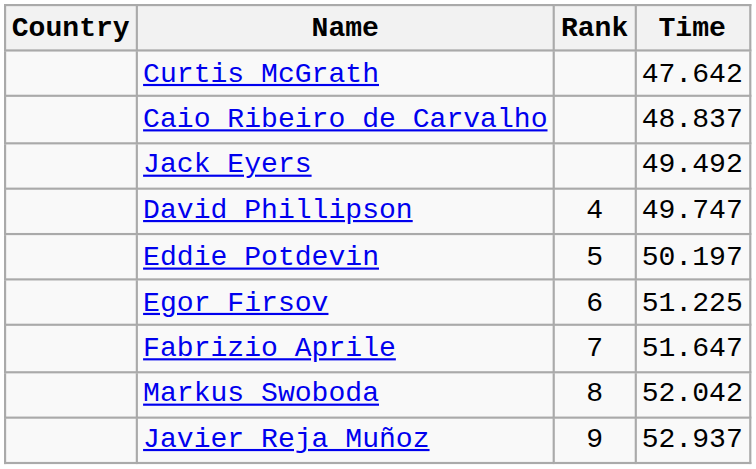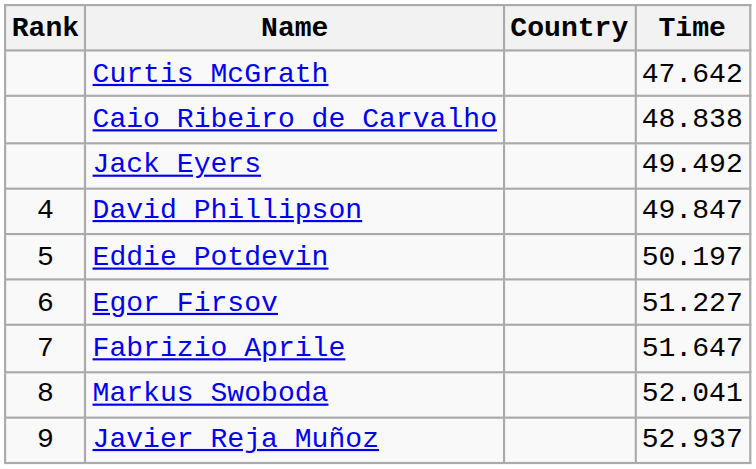columns swapped: (595, 28) <-> (71, 28)
(692, 119) 48.837 -> (692, 119) 48.838
(692, 211) 49.747 -> (692, 211) 49.847
(692, 303) 51.225 -> (692, 303) 51.227
(692, 394) 52.042 -> (692, 394) 52.041
